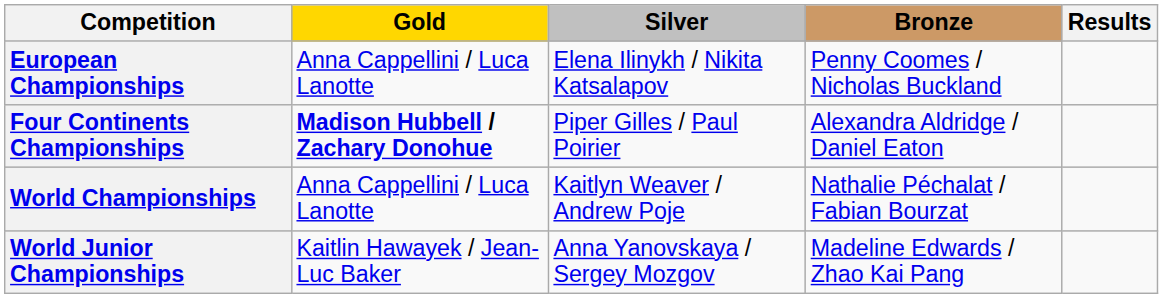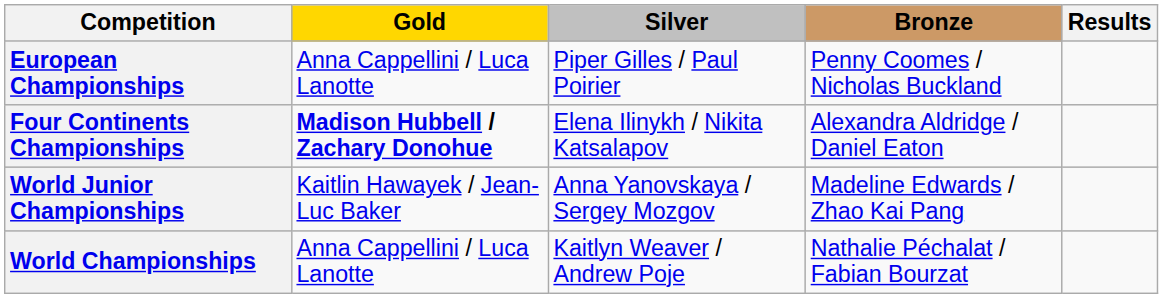(658, 72) Elena Ilinykh / Nikita Katsalapov -> (646, 72) Piper Gilles / Paul Poirier
(646, 135) Piper Gilles / Paul Poirier -> (658, 135) Elena Ilinykh / Nikita Katsalapov
rows swapped: (97, 261) <-> (133, 198)
